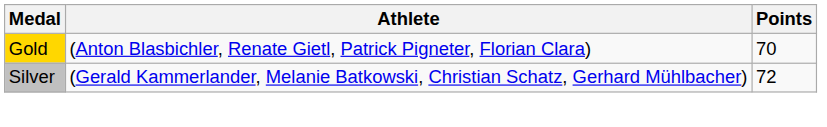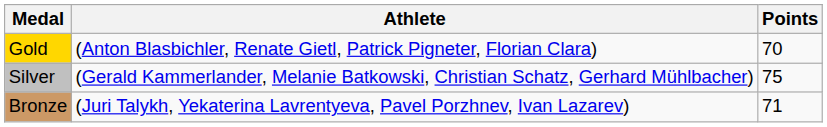(766, 77) 72 -> (772, 77) 75
+ row: (38, 106)
